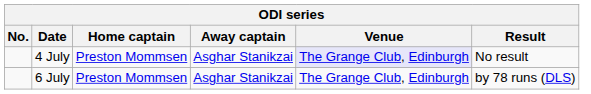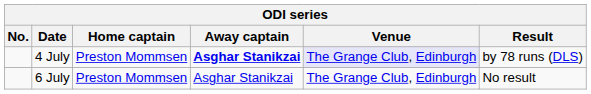(243, 57) normal -> (247, 57) bold
(502, 57) No result -> (533, 57) by 78 runs (DLS)
(525, 78) by 78 runs (DLS) -> (509, 78) No result
